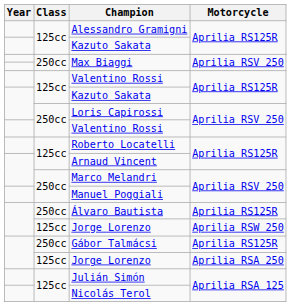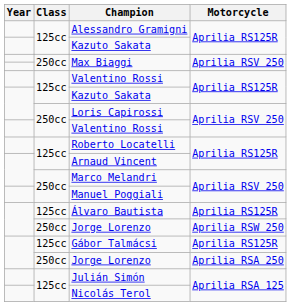(51, 211) 250cc -> (51, 211) 125cc
(51, 227) 125cc -> (51, 227) 250cc
(51, 244) 250cc -> (51, 244) 125cc
(51, 261) 125cc -> (51, 261) 250cc
